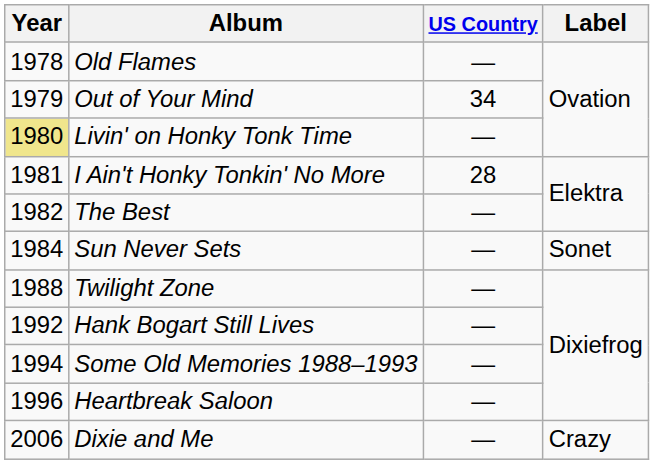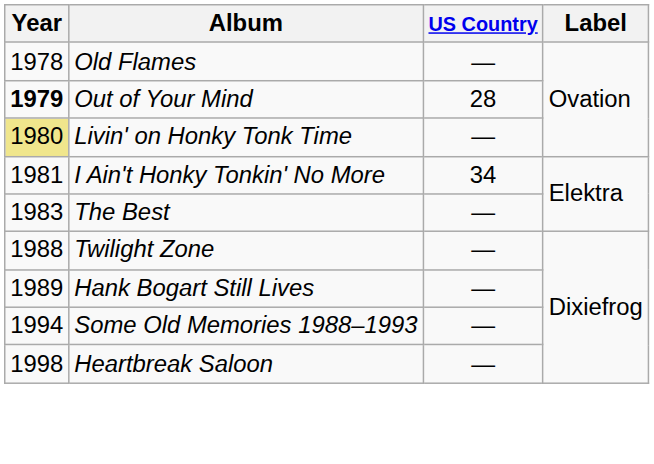(37, 99) normal -> (37, 99) bold
(483, 99) 34 -> (483, 99) 28
(483, 174) 28 -> (483, 174) 34
(37, 212) 1982 -> (37, 212) 1983
- row: (158, 250)
(37, 325) 1992 -> (37, 288) 1989
(37, 401) 1996 -> (37, 363) 1998
- row: (144, 439)
